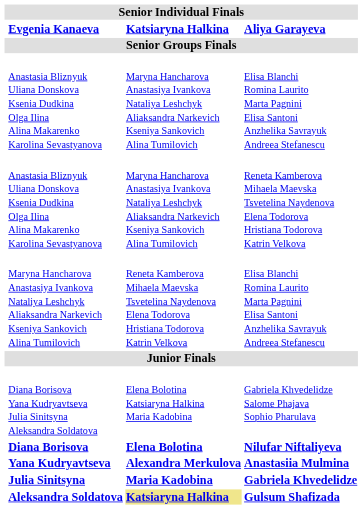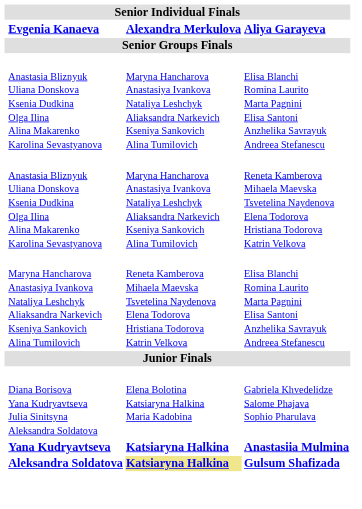(177, 28) Katsiaryna Halkina -> (183, 28) Alexandra Merkulova
- row: (48, 446)
(183, 463) Alexandra Merkulova -> (177, 446) Katsiaryna Halkina
- row: (47, 480)
